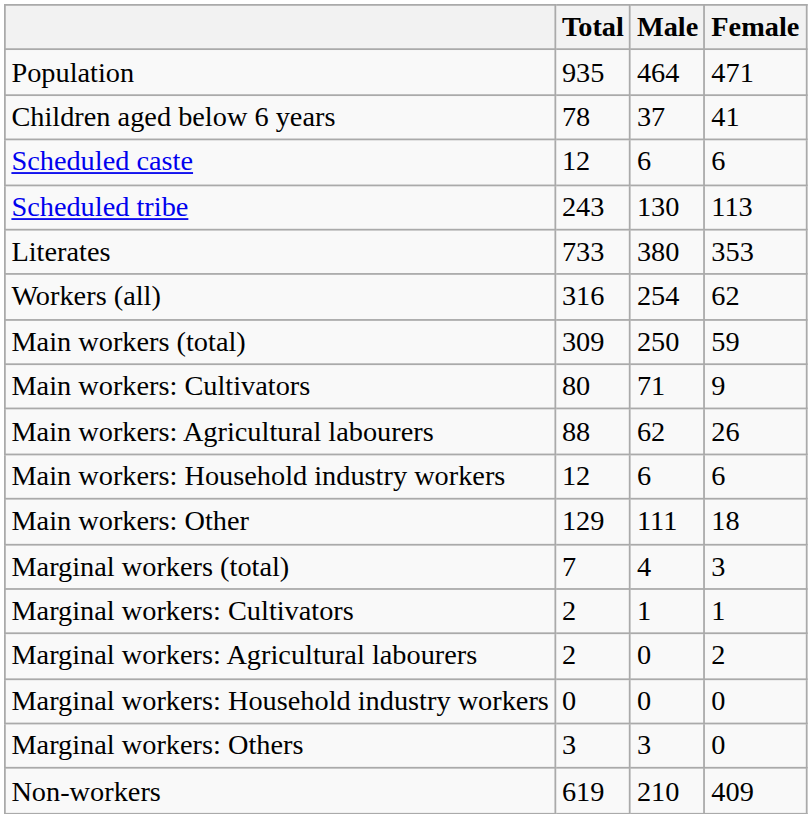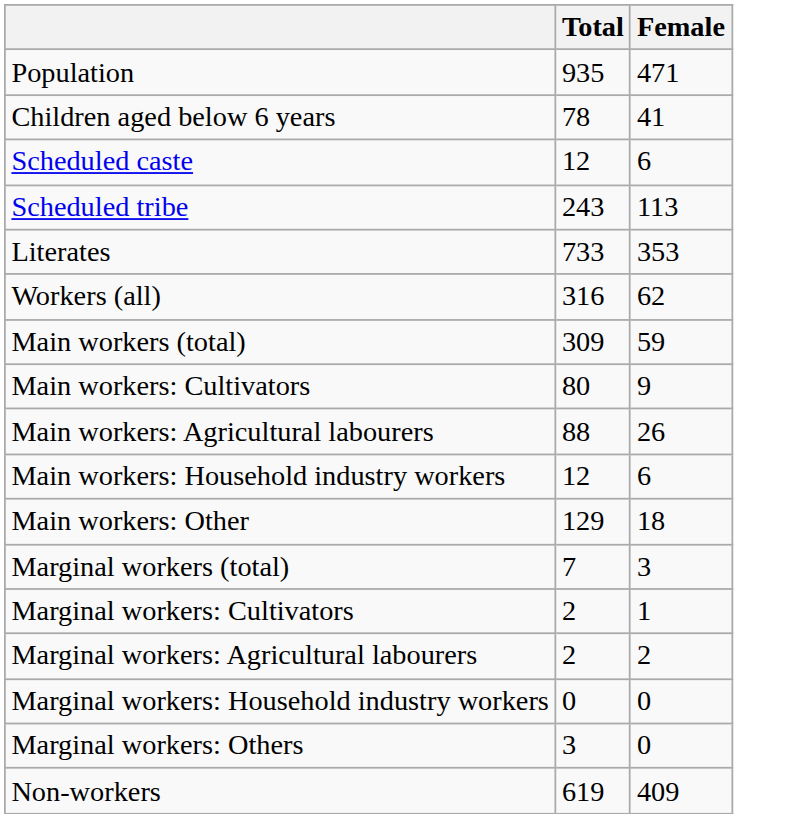- column: (668, 26)
